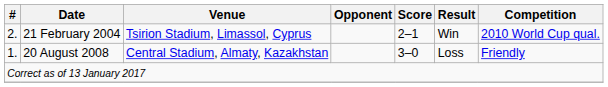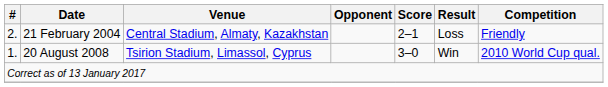(219, 34) Tsirion Stadium, Limassol, Cyprus -> (227, 34) Central Stadium, Almaty, Kazakhstan
(448, 34) Win -> (451, 34) Loss
(540, 34) 2010 World Cup qual. -> (503, 34) Friendly
(227, 53) Central Stadium, Almaty, Kazakhstan -> (219, 53) Tsirion Stadium, Limassol, Cyprus
(451, 53) Loss -> (448, 53) Win
(503, 53) Friendly -> (540, 53) 2010 World Cup qual.
